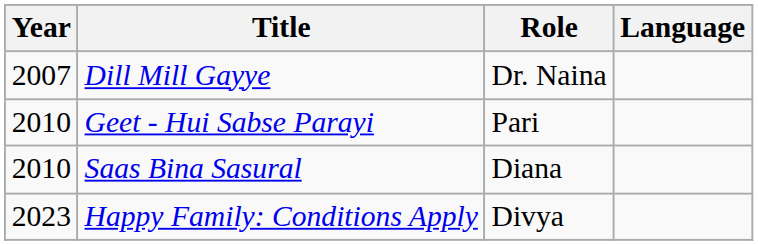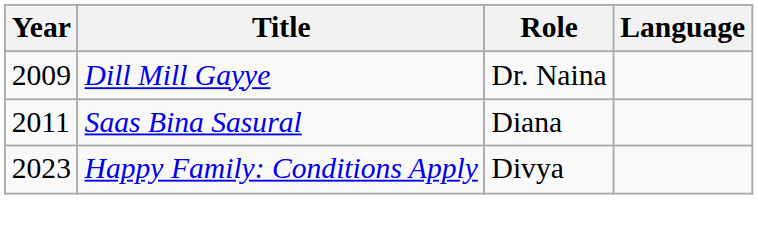(41, 74) 2007 -> (41, 74) 2009
- row: (229, 121)
(41, 168) 2010 -> (41, 121) 2011
